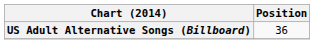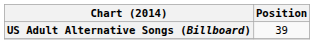(282, 30) 36 -> (282, 30) 39
